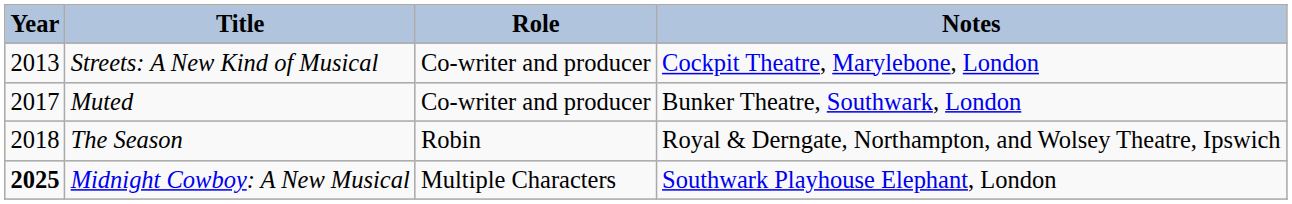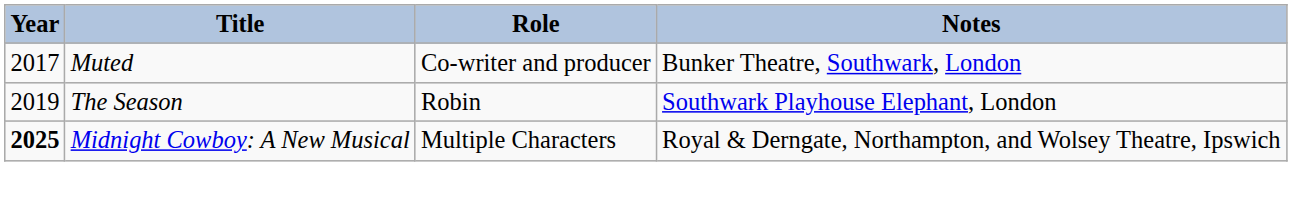- row: (224, 62)
(35, 140) 2018 -> (35, 101) 2019
(971, 140) Royal & Derngate, Northampton, and Wolsey Theatre, Ipswich -> (859, 101) Southwark Playhouse Elephant, London
(859, 179) Southwark Playhouse Elephant, London -> (971, 140) Royal & Derngate, Northampton, and Wolsey Theatre, Ipswich
